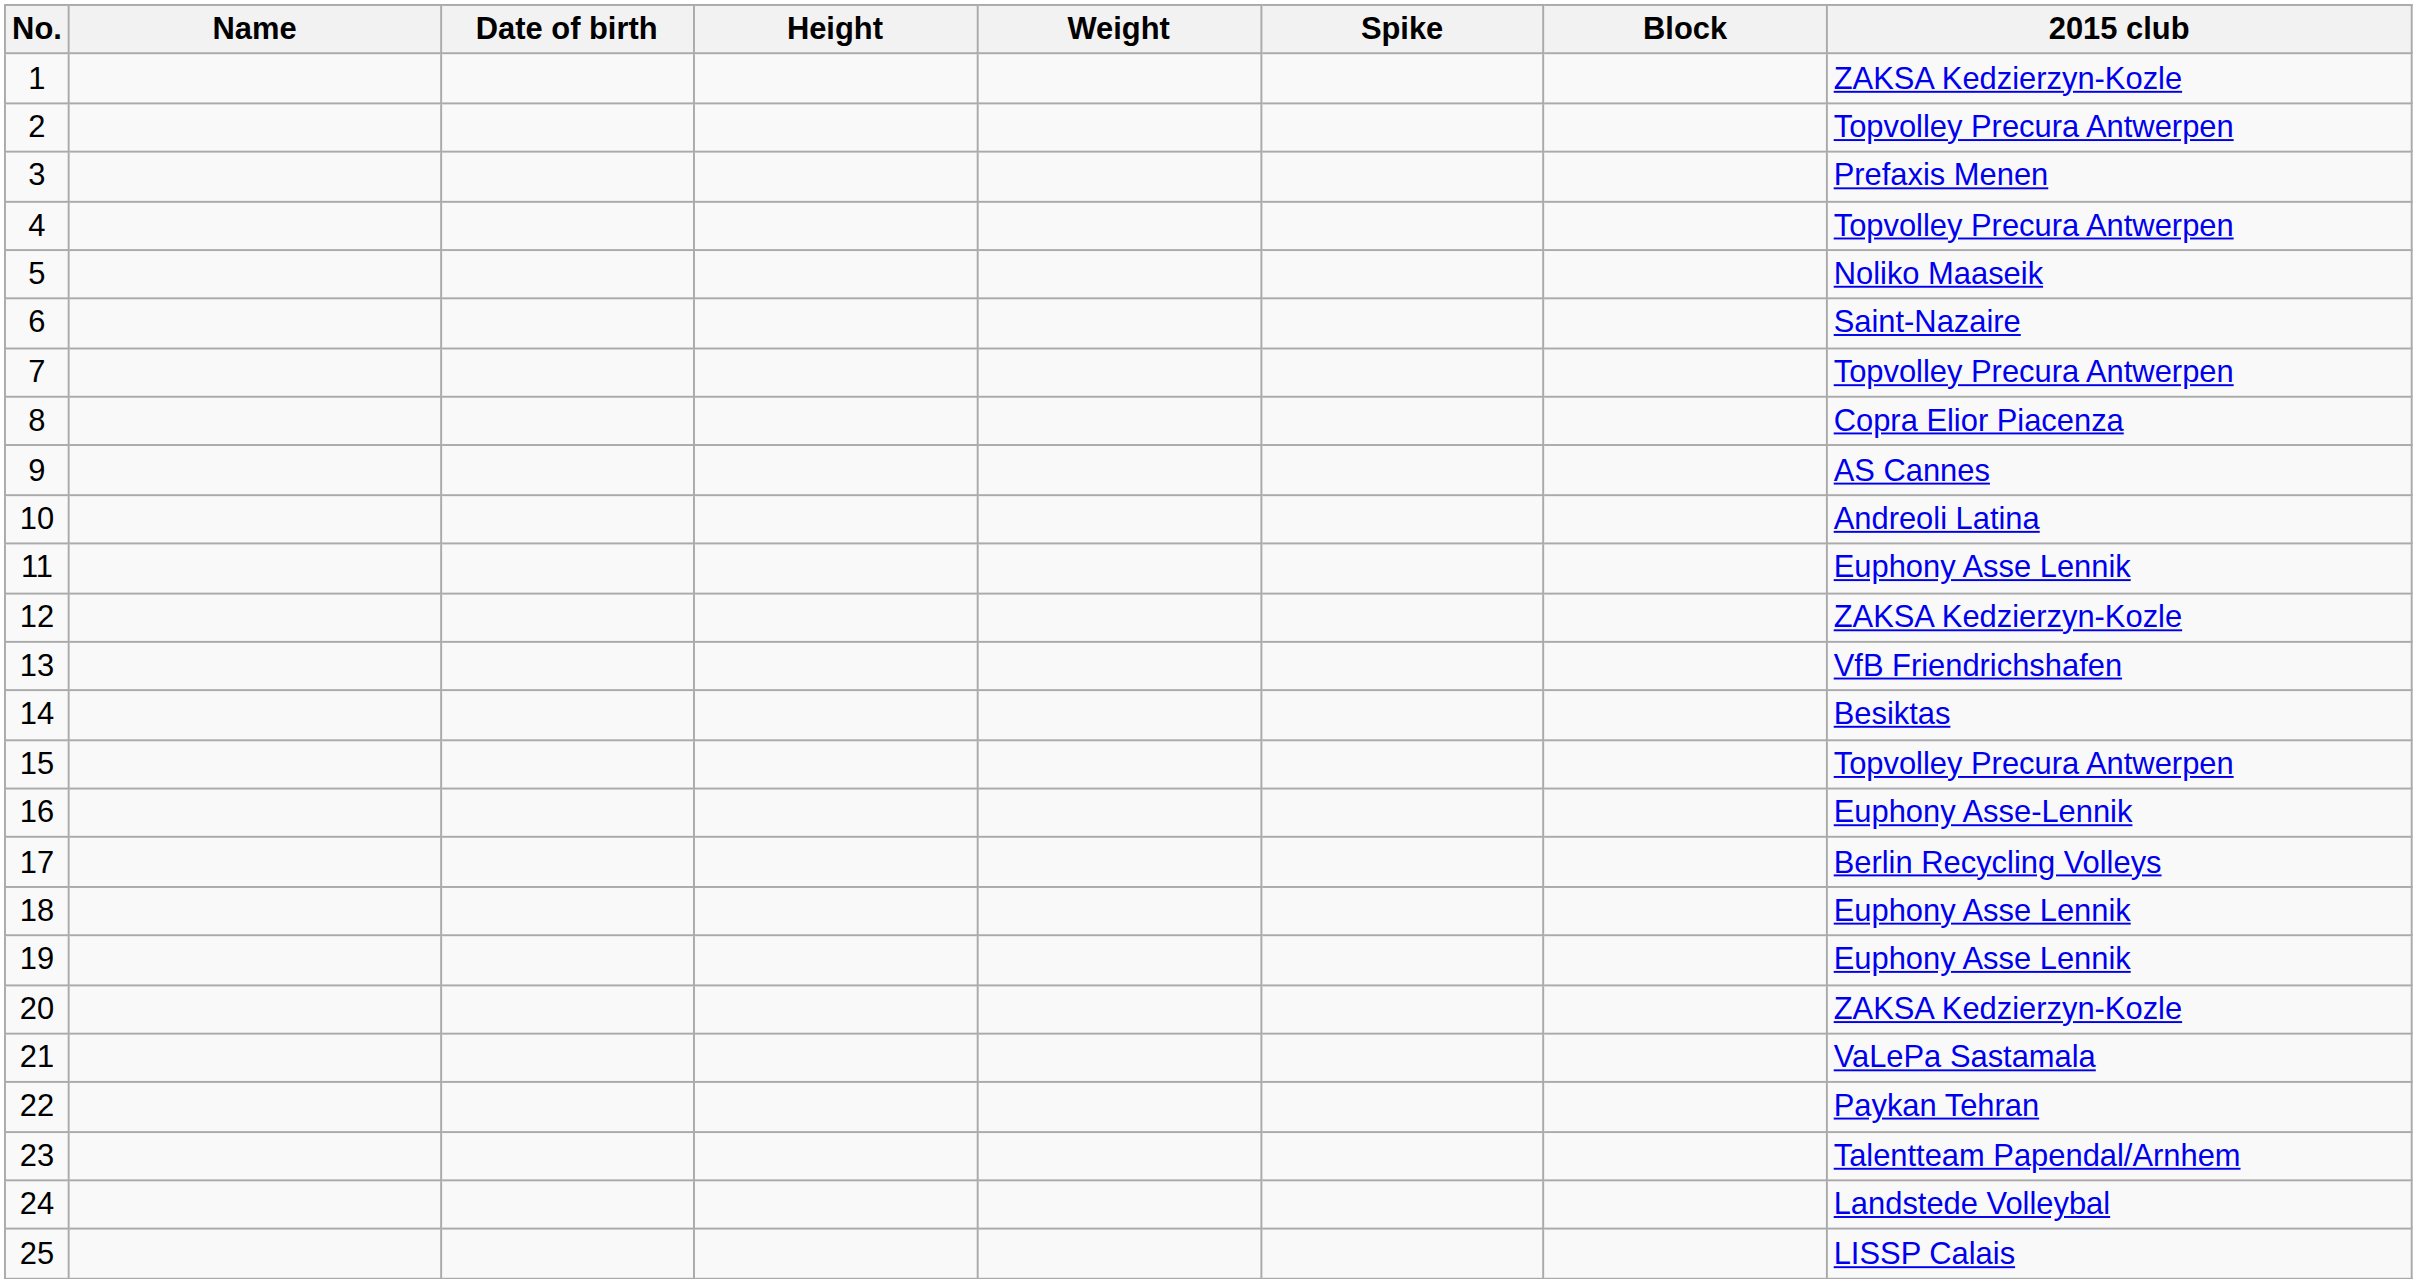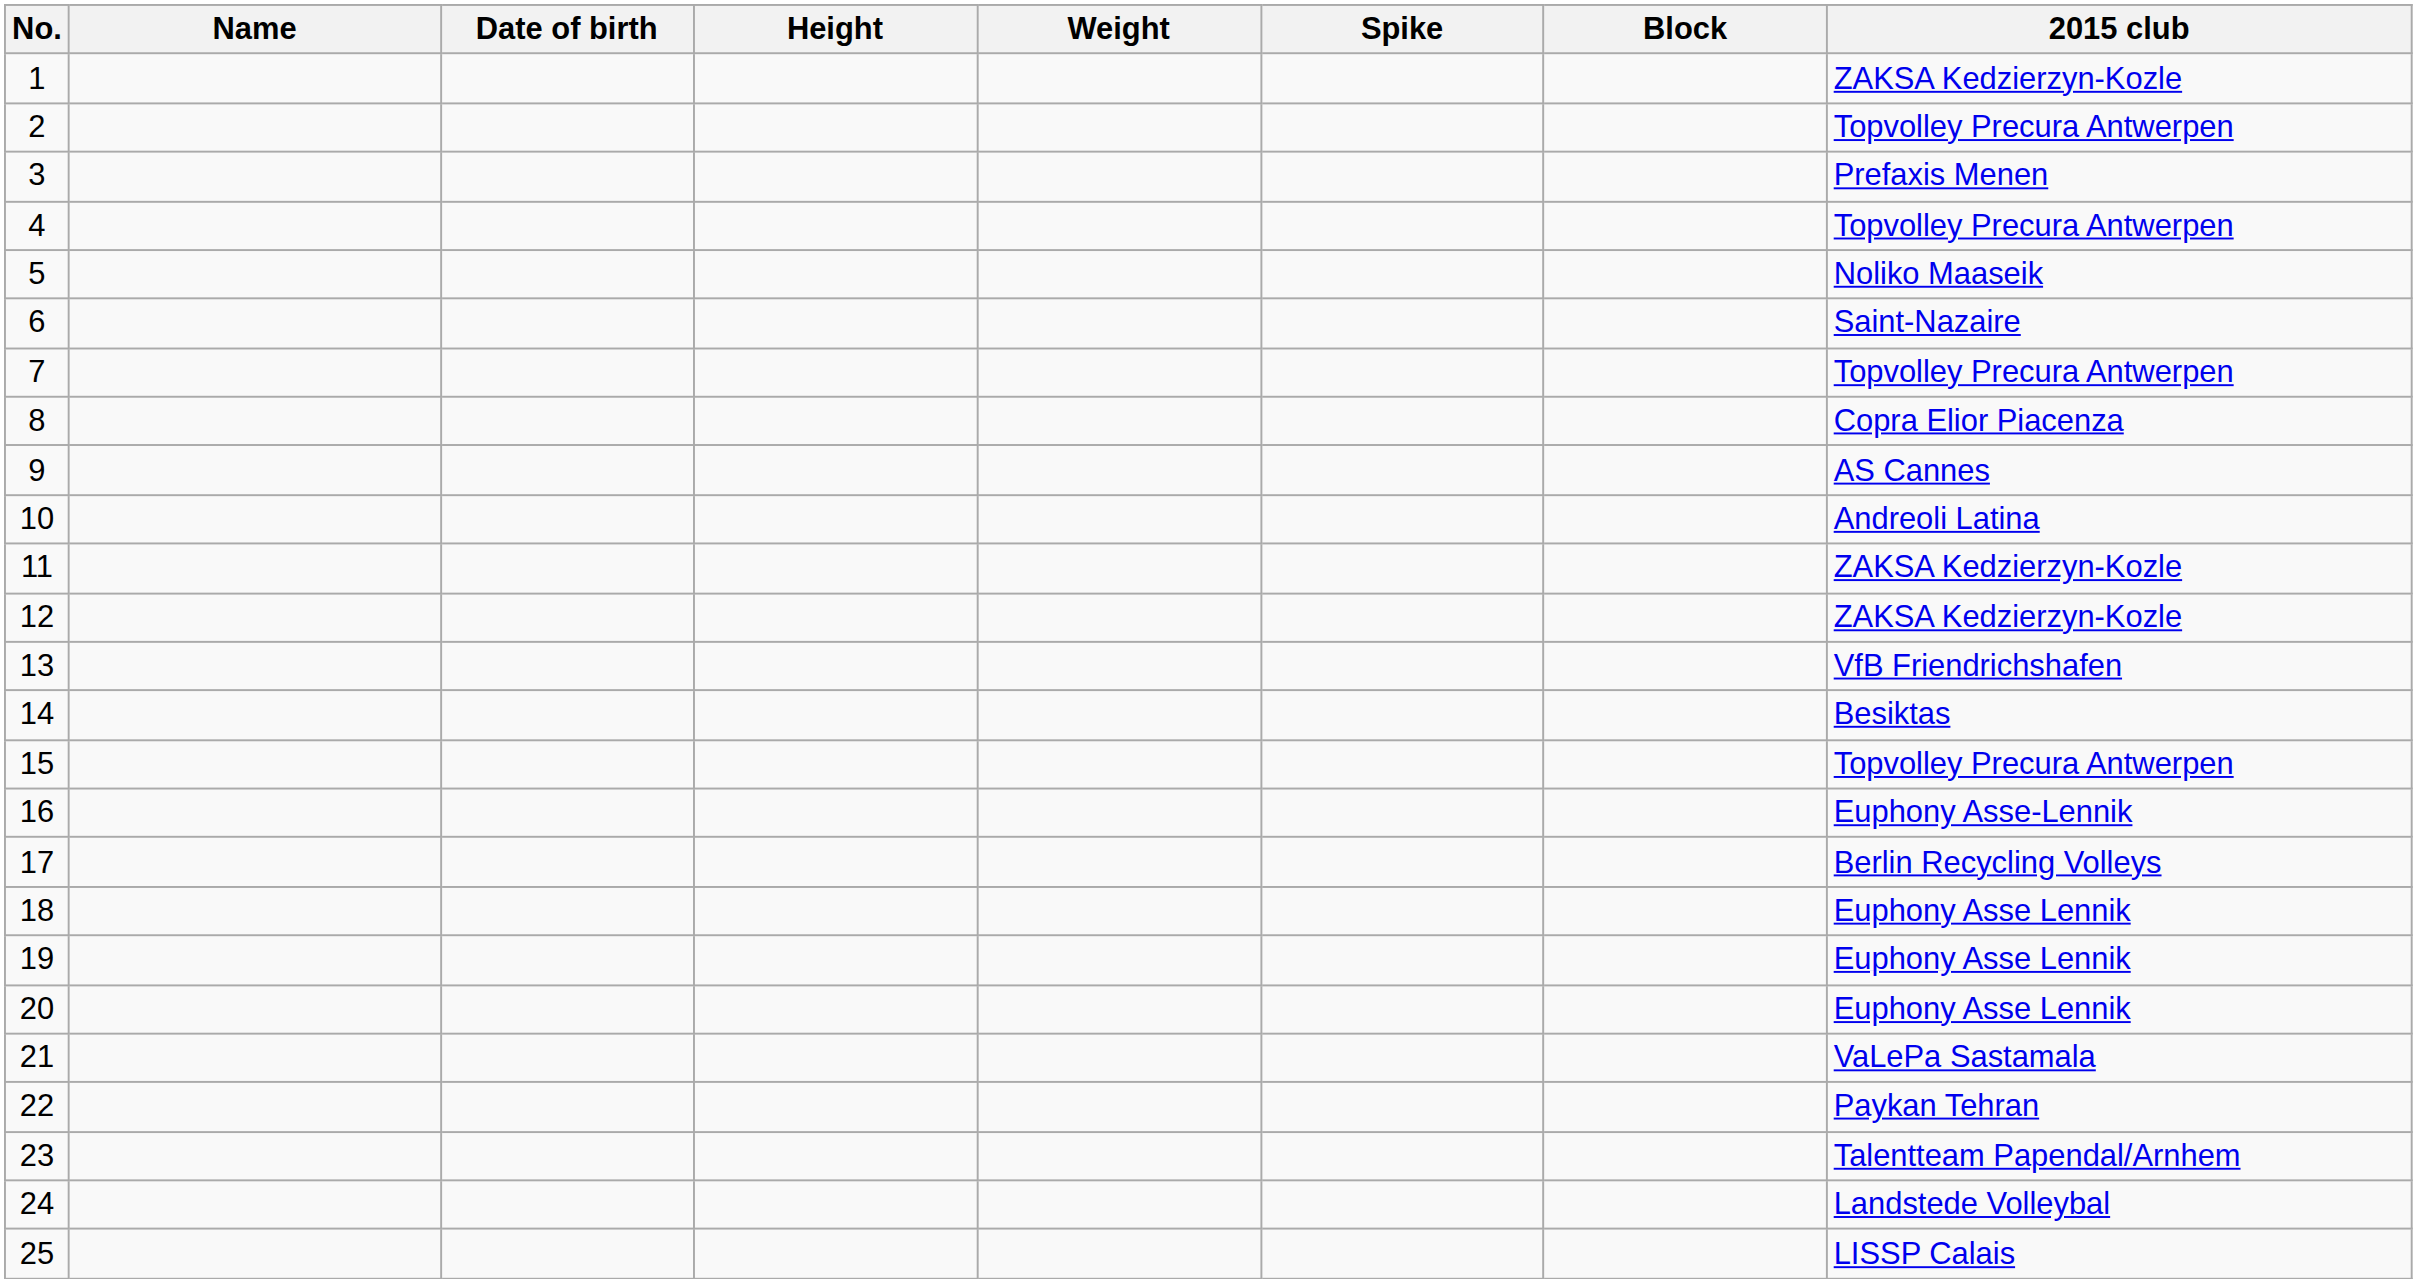(1982, 567) Euphony Asse Lennik -> (2008, 567) ZAKSA Kedzierzyn-Kozle
(2008, 1008) ZAKSA Kedzierzyn-Kozle -> (1982, 1008) Euphony Asse Lennik
